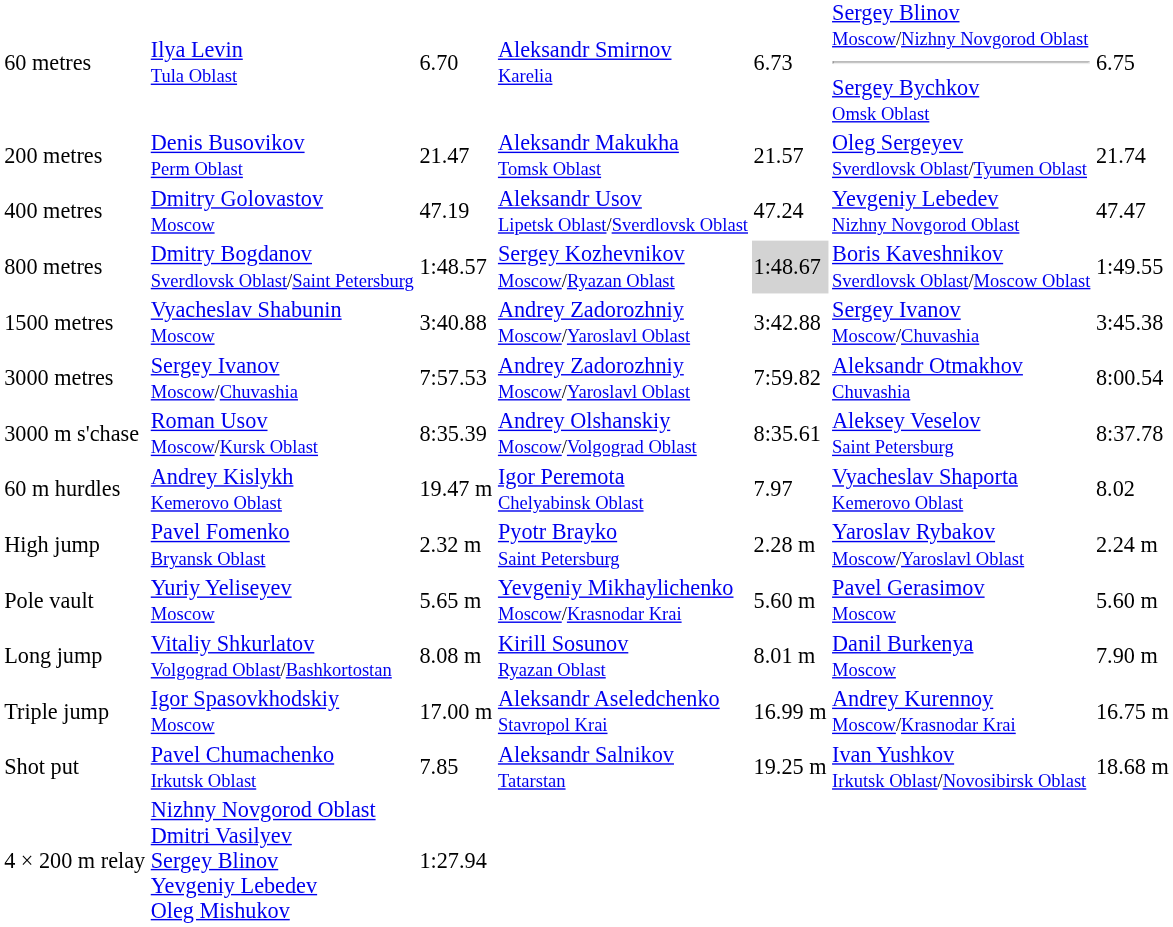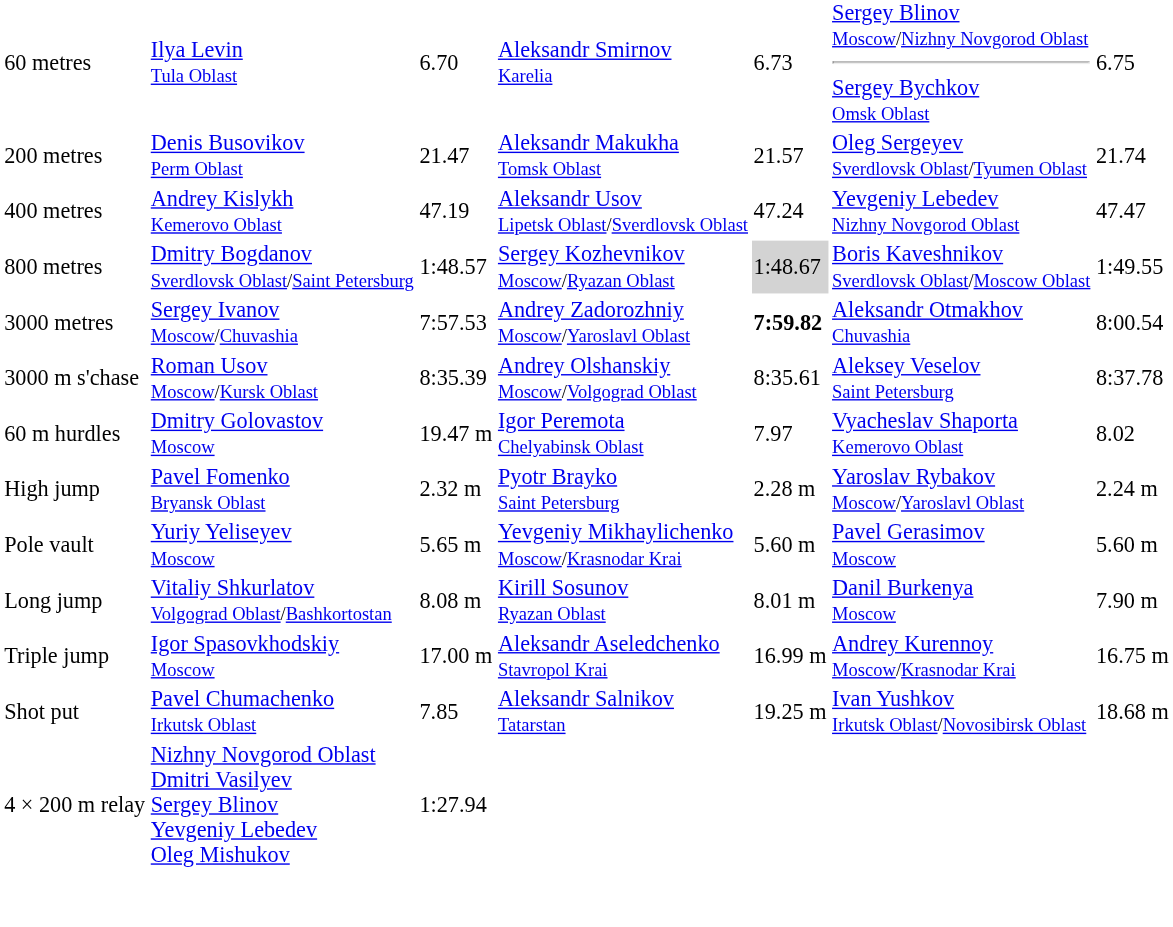(237, 211) Dmitry Golovastov Moscow -> (222, 211) Andrey Kislykh Kemerovo Oblast
- row: (59, 322)
(787, 378) normal -> (788, 322) bold
(222, 489) Andrey Kislykh Kemerovo Oblast -> (237, 433) Dmitry Golovastov Moscow
